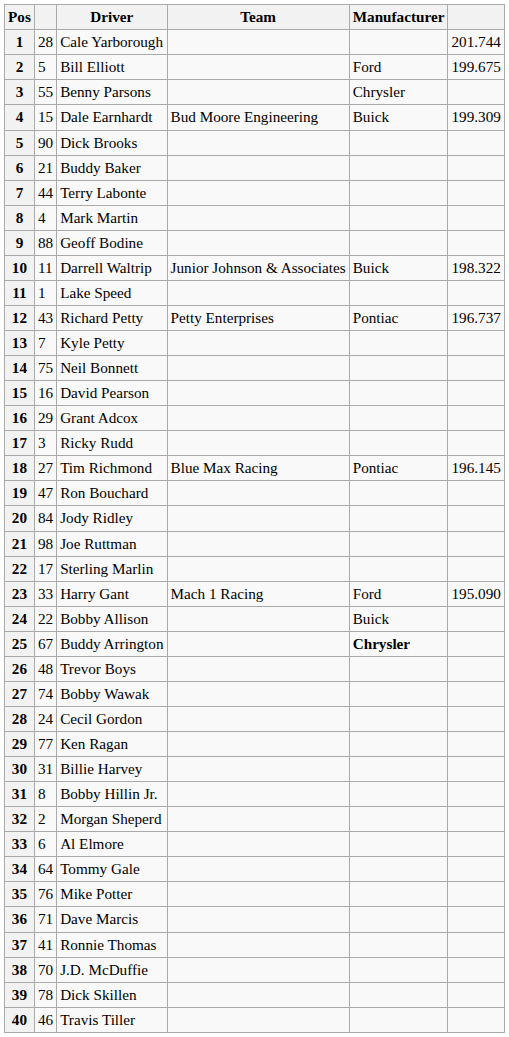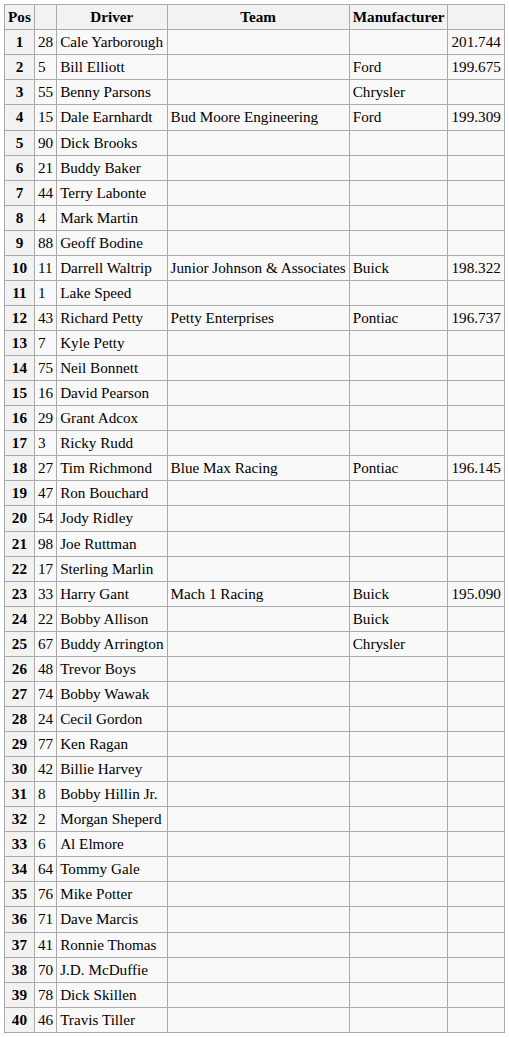(371, 117) Buick -> (367, 117) Ford
(45, 518) 84 -> (45, 518) 54
(367, 593) Ford -> (371, 593) Buick
(381, 643) bold -> (379, 643) normal
(45, 769) 31 -> (45, 769) 42
